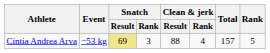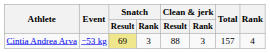(203, 41) 4 -> (203, 41) 3
(252, 41) 5 -> (252, 41) 4
